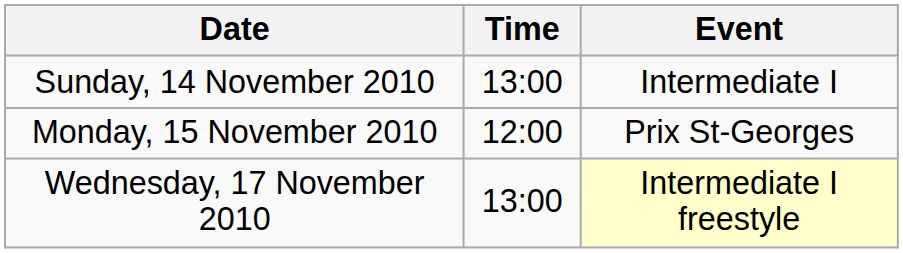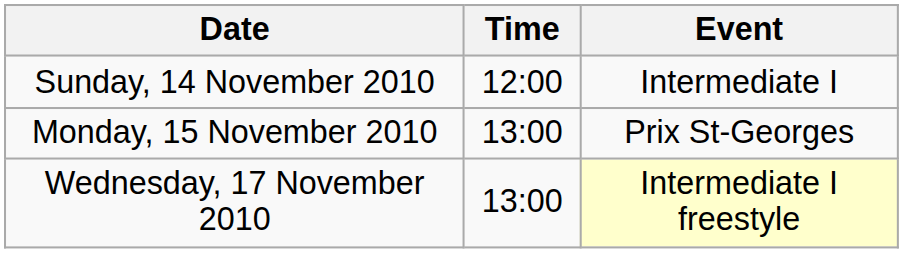(522, 81) 13:00 -> (522, 81) 12:00
(522, 132) 12:00 -> (522, 132) 13:00
